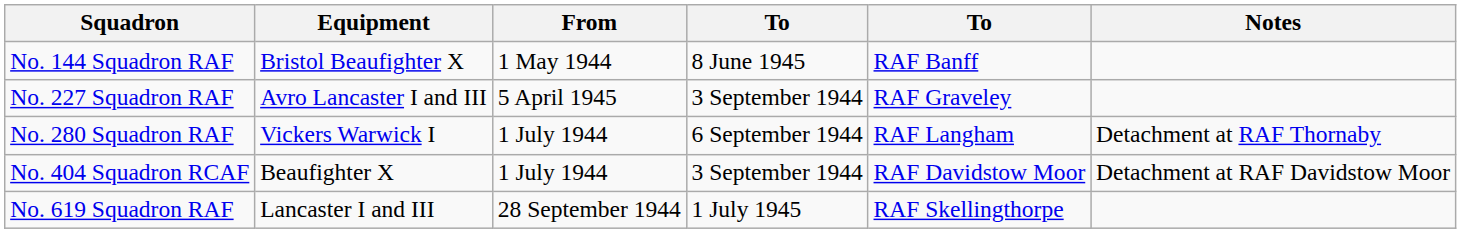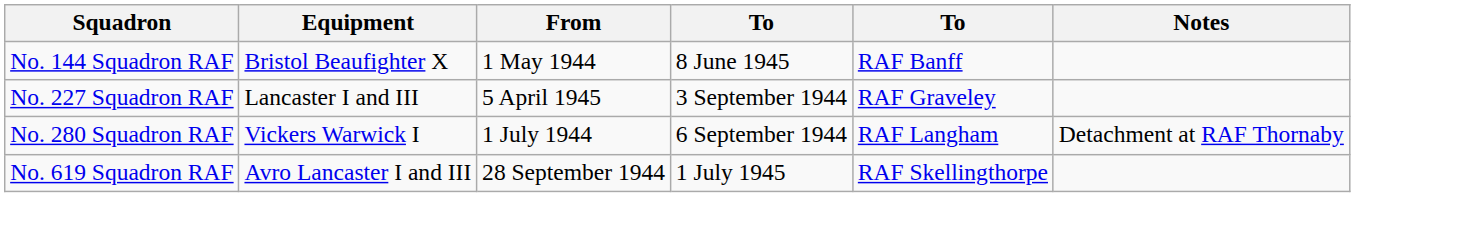(374, 97) Avro Lancaster I and III -> (332, 97) Lancaster I and III
- row: (130, 172)
(347, 209) Lancaster I and III -> (358, 172) Avro Lancaster I and III
